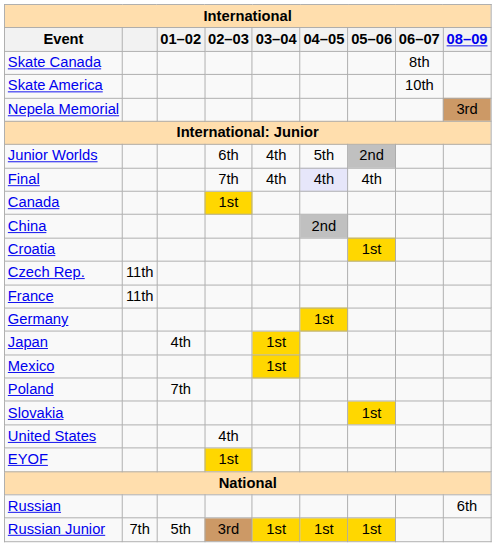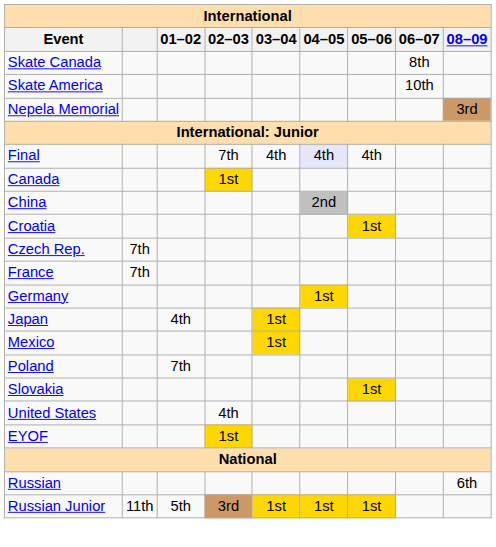- row: (53, 156)
(140, 272) 11th -> (140, 249) 7th
(140, 296) 11th -> (140, 272) 7th
(140, 529) 7th -> (140, 506) 11th
